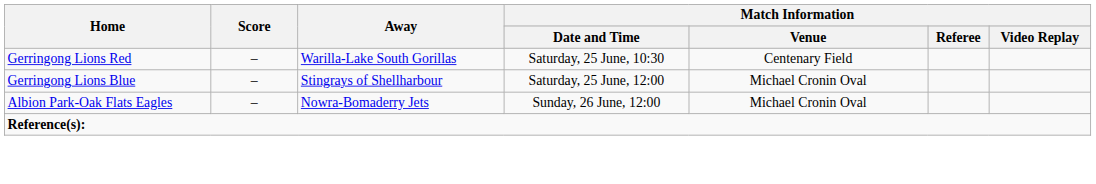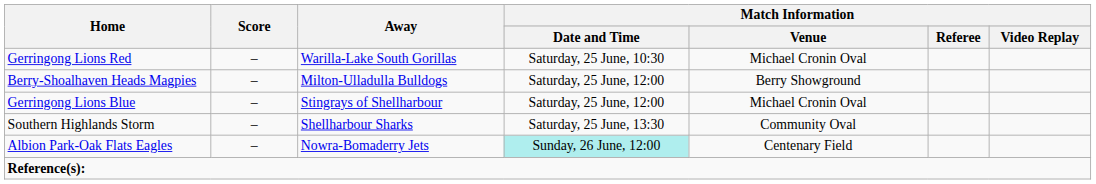(808, 59) Centenary Field -> (808, 59) Michael Cronin Oval
+ row: (102, 80)
+ row: (81, 124)
(596, 102) no background -> (596, 146) paleturquoise background
(808, 102) Michael Cronin Oval -> (808, 146) Centenary Field
